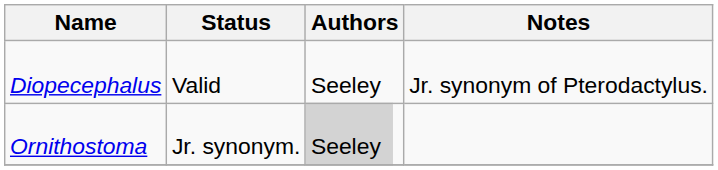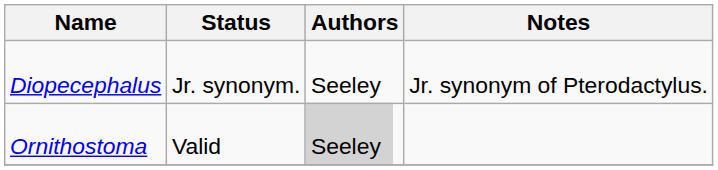(197, 84) Valid -> (236, 84) Jr. synonym.
(236, 146) Jr. synonym. -> (197, 146) Valid
